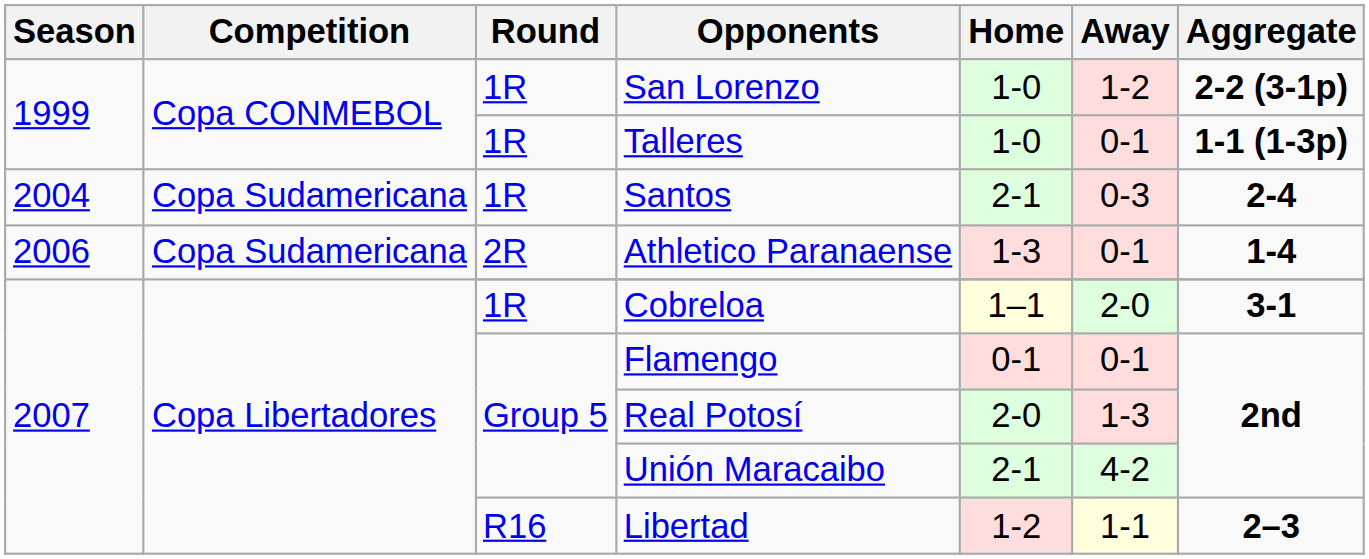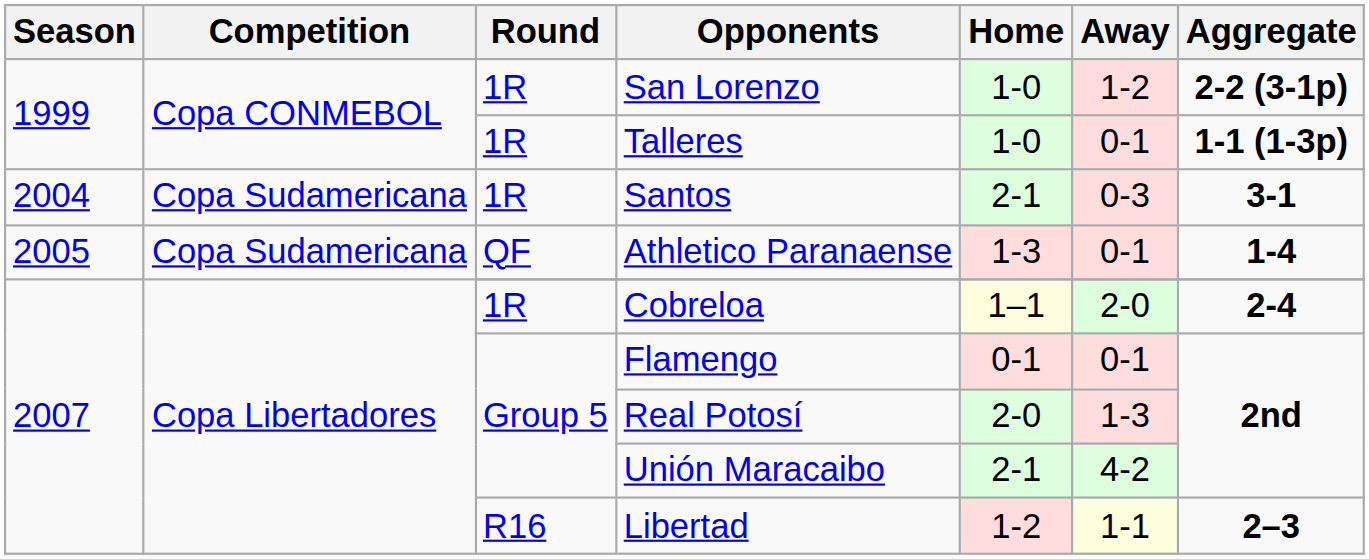(1271, 196) 2-4 -> (1271, 196) 3-1
(51, 251) 2006 -> (51, 251) 2005
(505, 251) 2R -> (507, 251) QF
(1271, 305) 3-1 -> (1271, 305) 2-4
